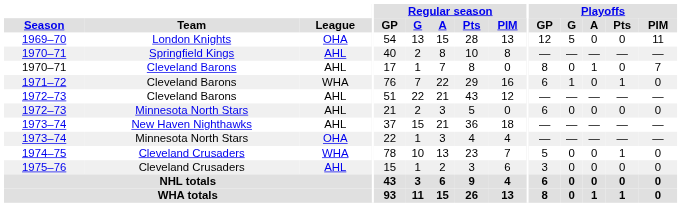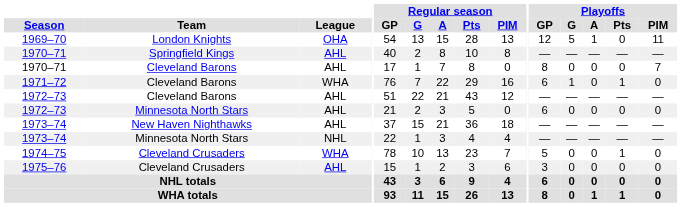(594, 39) 0 -> (594, 39) 1
(594, 68) 1 -> (594, 68) 0
(335, 139) OHA -> (335, 139) NHL
